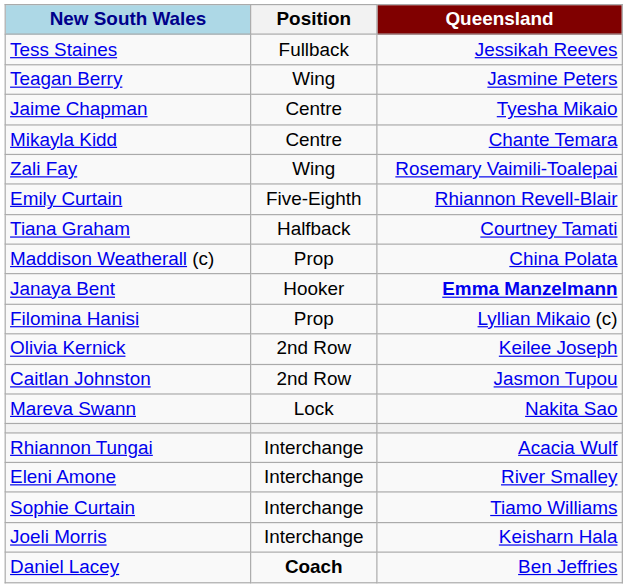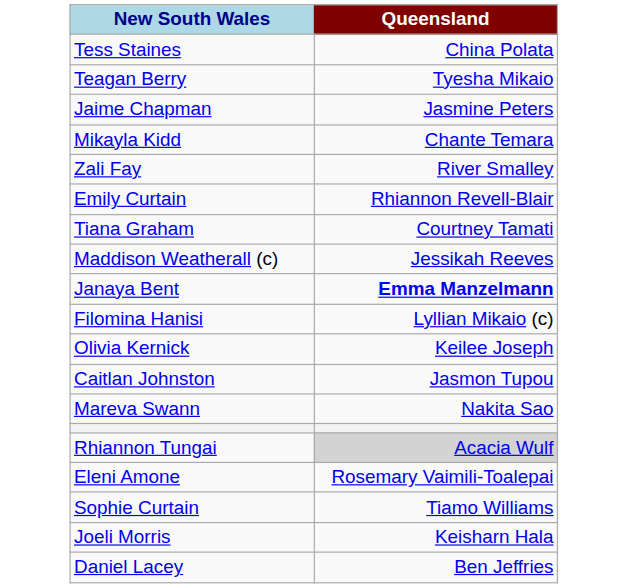- column: (314, 19)
(546, 49) Jessikah Reeves -> (499, 49) China Polata
(552, 79) Jasmine Peters -> (493, 79) Tyesha Mikaio
(557, 109) Tyesha Mikaio -> (488, 109) Jasmine Peters
(506, 169) Rosemary Vaimili-Toalepai -> (495, 169) River Smalley
(563, 259) China Polata -> (482, 259) Jessikah Reeves
(568, 447) no background -> (504, 447) lightgrey background
(559, 477) River Smalley -> (442, 477) Rosemary Vaimili-Toalepai
